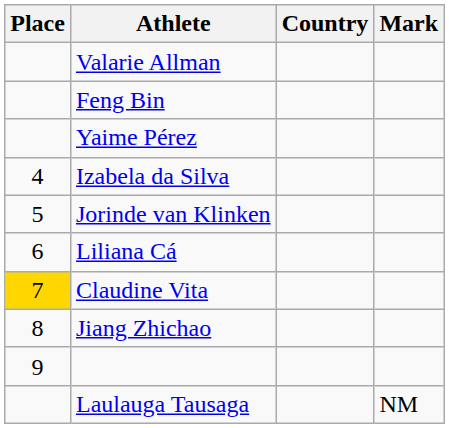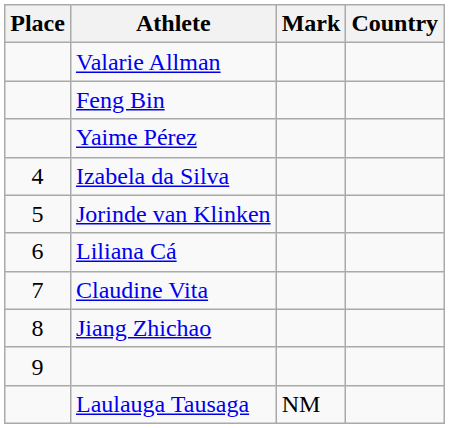columns swapped: (325, 23) <-> (409, 23)
(38, 289) gold background -> (38, 289) no background
